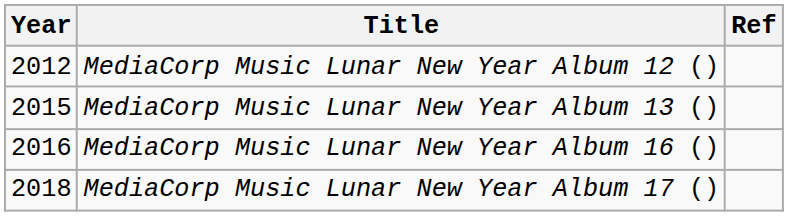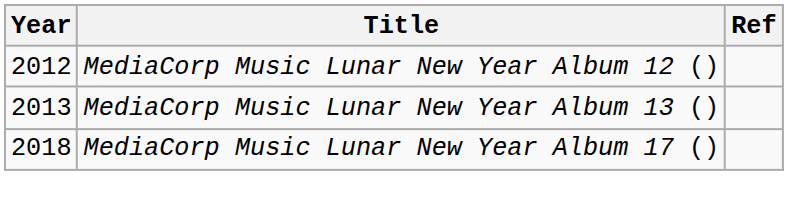(41, 108) 2015 -> (41, 108) 2013
- row: (401, 149)
